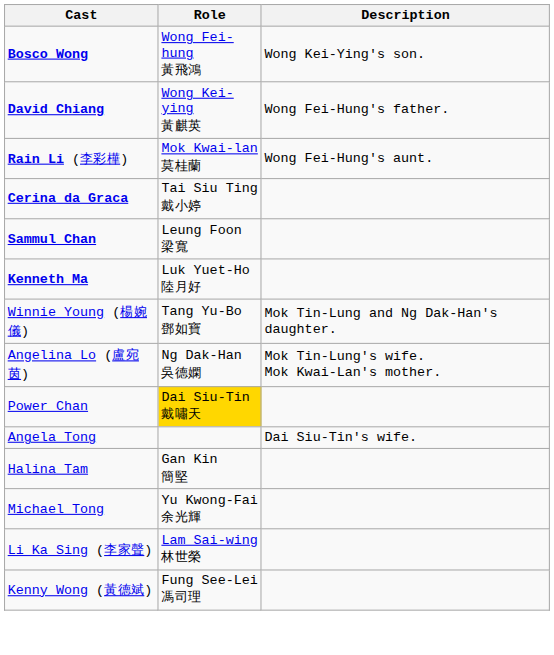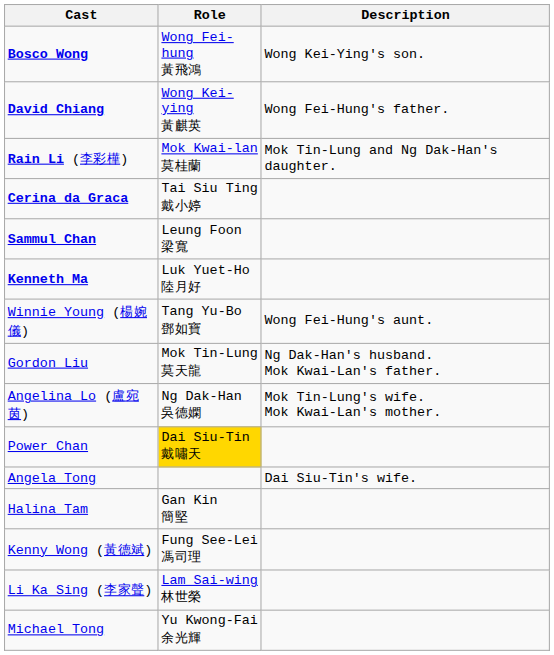(349, 158) Wong Fei-Hung's aunt. -> (381, 158) Mok Tin-Lung and Ng Dak-Han's daughter.
(381, 321) Mok Tin-Lung and Ng Dak-Han's daughter. -> (349, 321) Wong Fei-Hung's aunt.
+ row: (48, 363)
rows swapped: (56, 509) <-> (80, 590)
